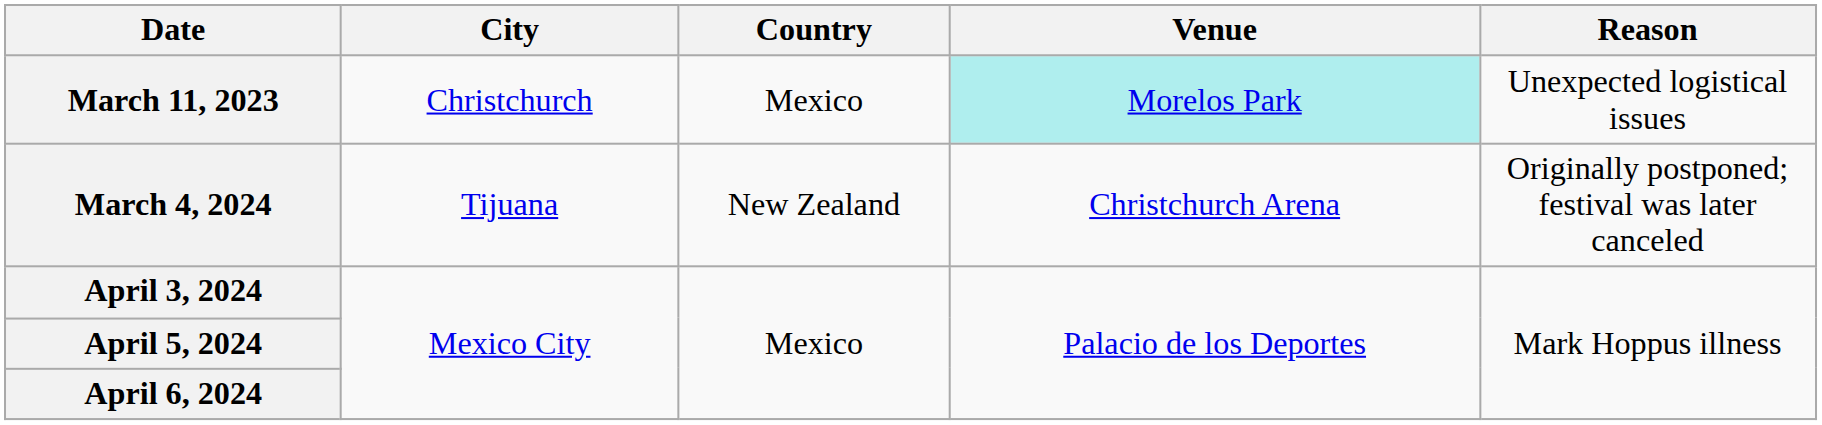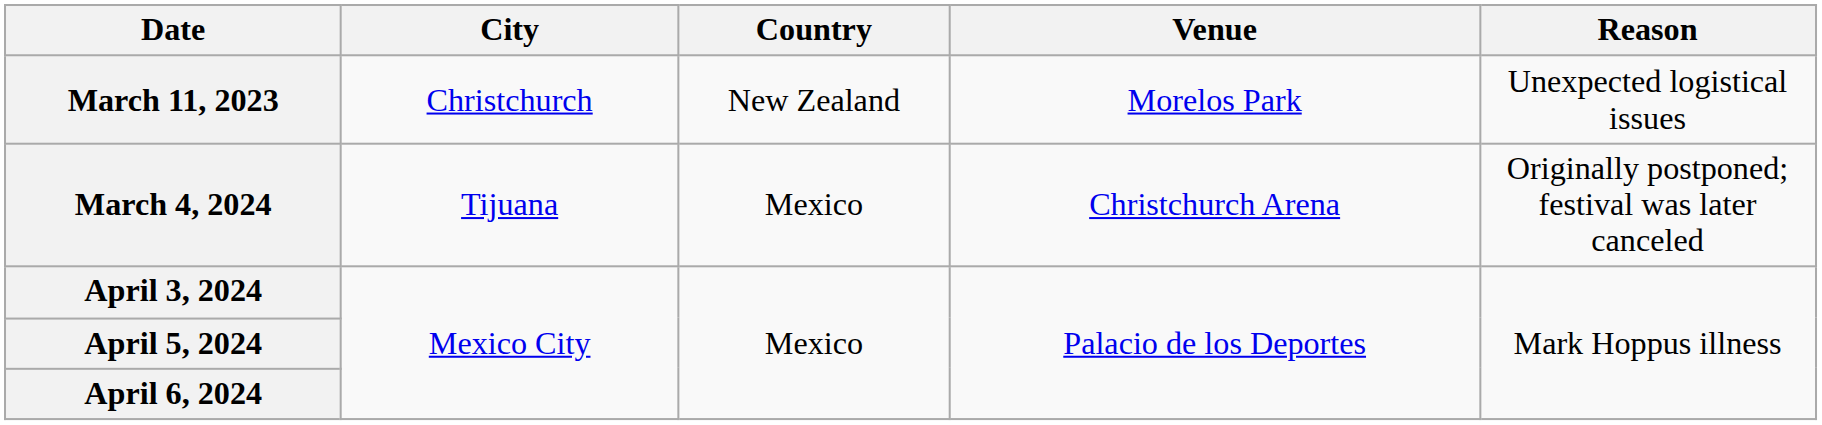(814, 99) Mexico -> (814, 99) New Zealand
(1215, 99) paleturquoise background -> (1215, 99) no background
(814, 204) New Zealand -> (814, 204) Mexico
